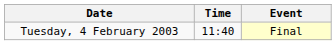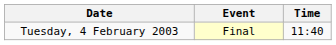columns swapped: (218, 13) <-> (286, 13)
